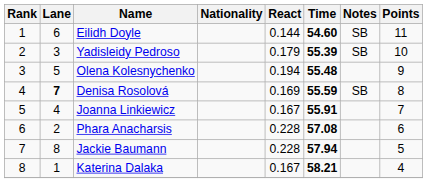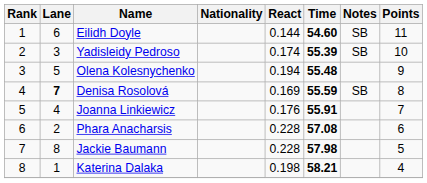(285, 52) 0.179 -> (285, 52) 0.174
(285, 110) 0.167 -> (285, 110) 0.176
(322, 149) 57.94 -> (322, 149) 57.98
(285, 168) 0.167 -> (285, 168) 0.198
